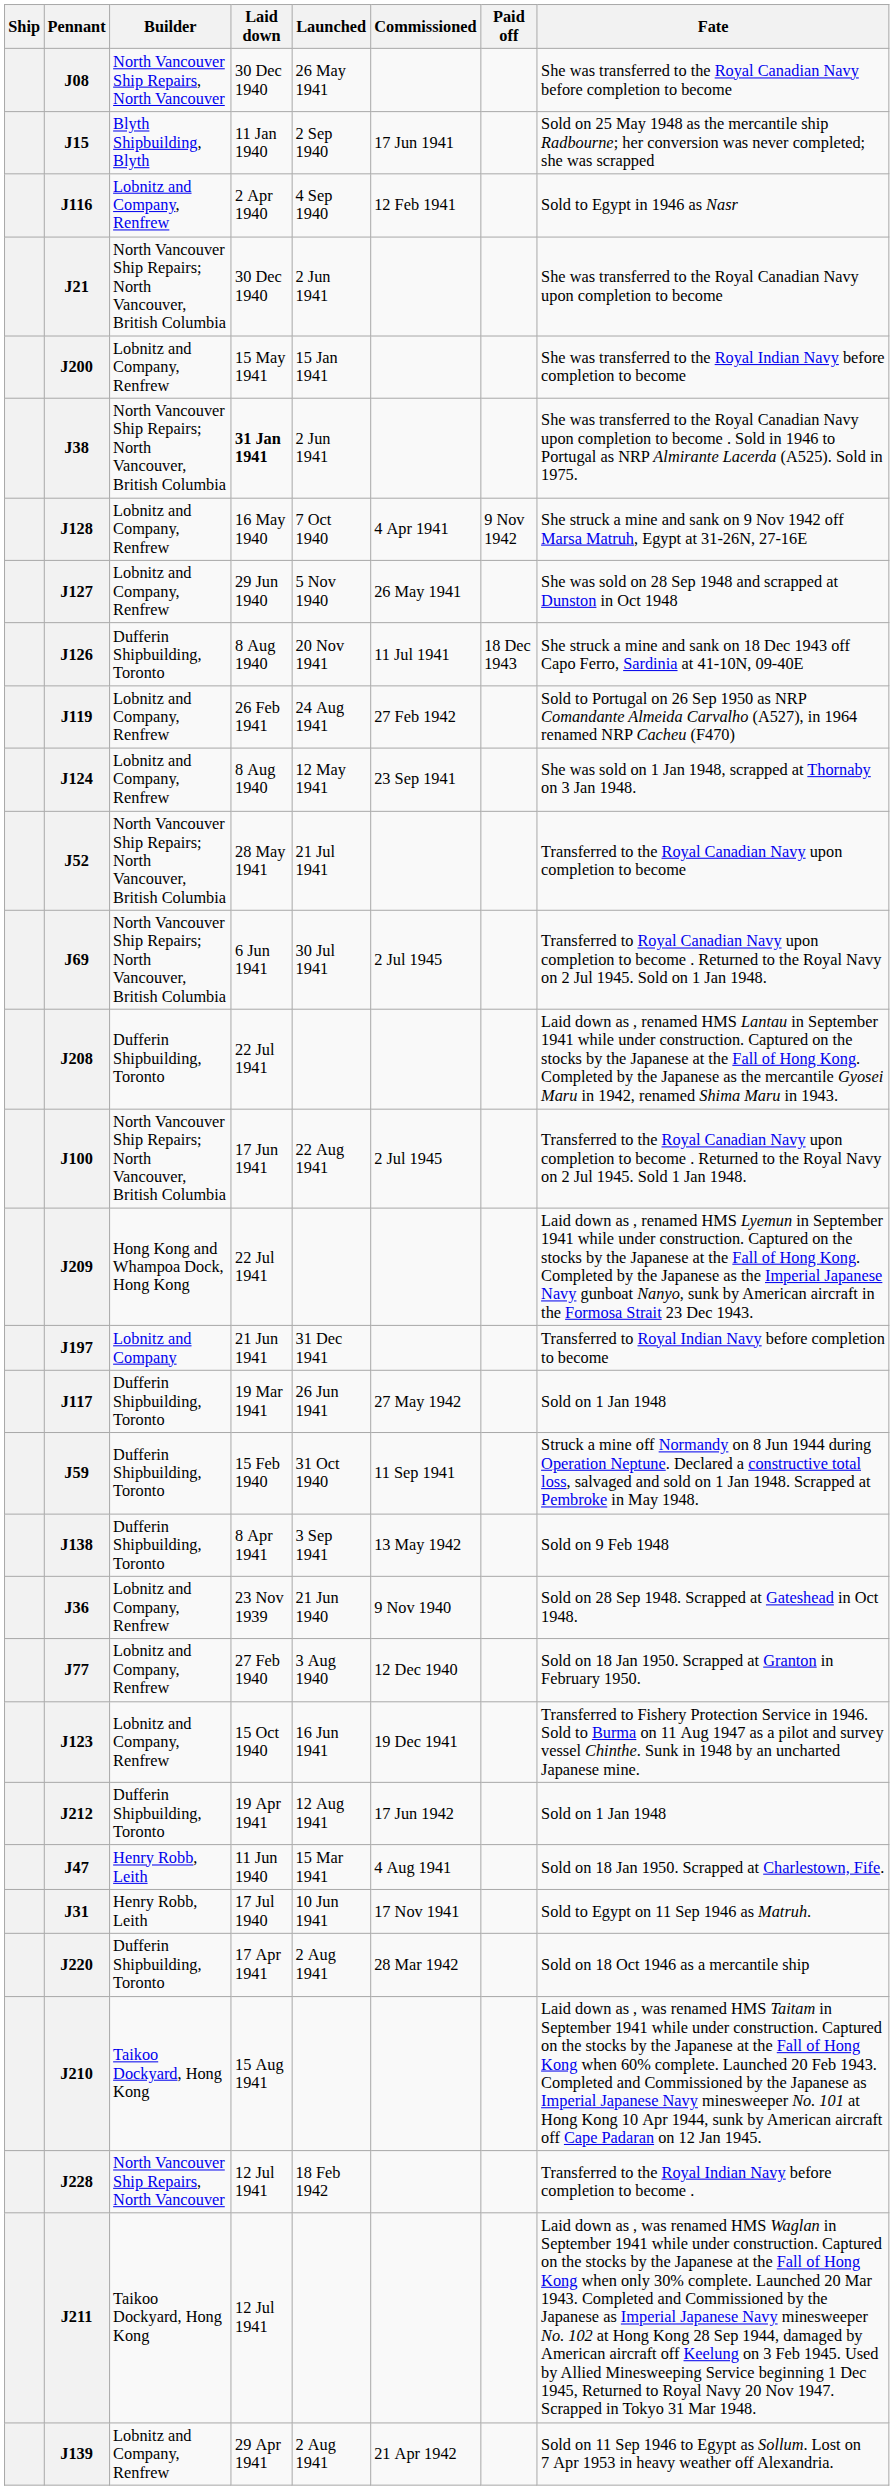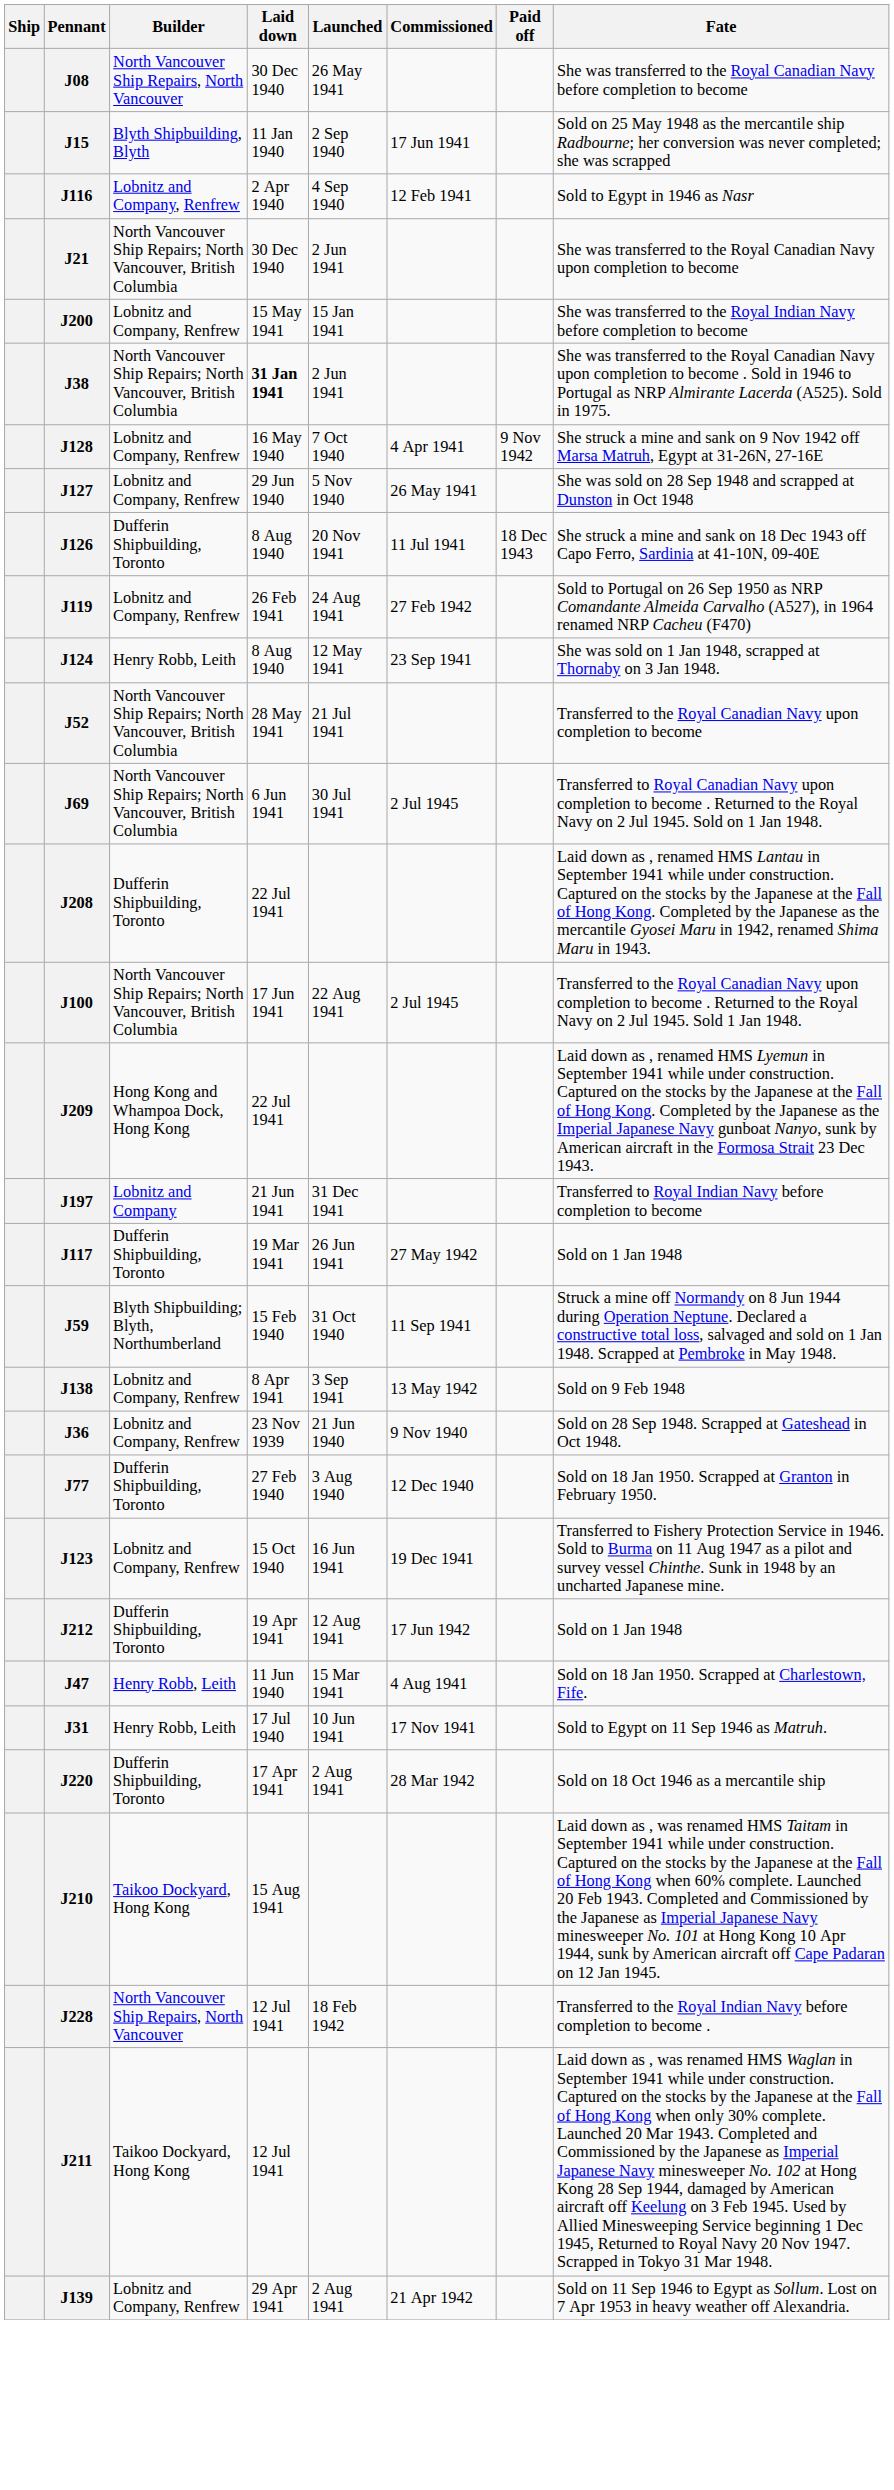(152, 779) Lobnitz and Company, Renfrew -> (175, 660) Henry Robb, Leith
(157, 1473) Dufferin Shipbuilding, Toronto -> (178, 1326) Blyth Shipbuilding; Blyth, Northumberland
(157, 1544) Dufferin Shipbuilding, Toronto -> (176, 1388) Lobnitz and Company, Renfrew
(152, 1670) Lobnitz and Company, Renfrew -> (157, 1486) Dufferin Shipbuilding, Toronto
